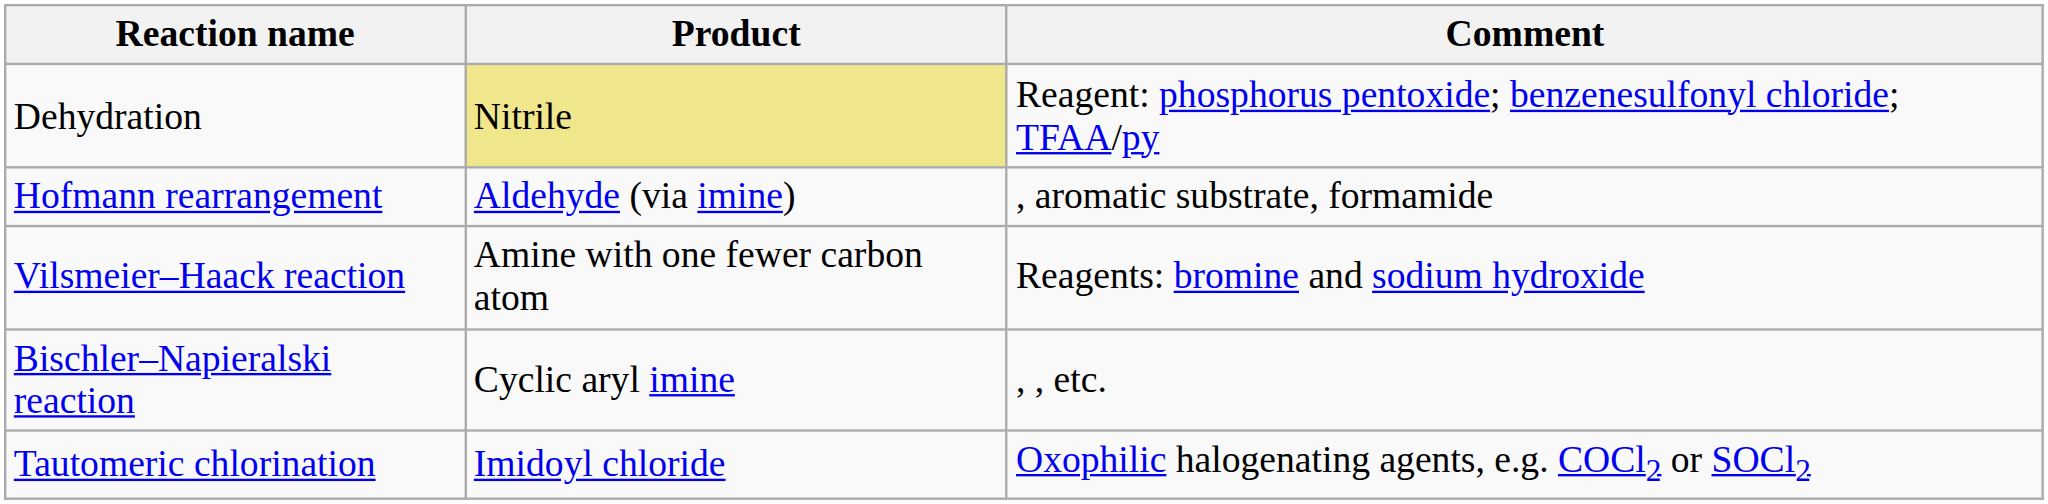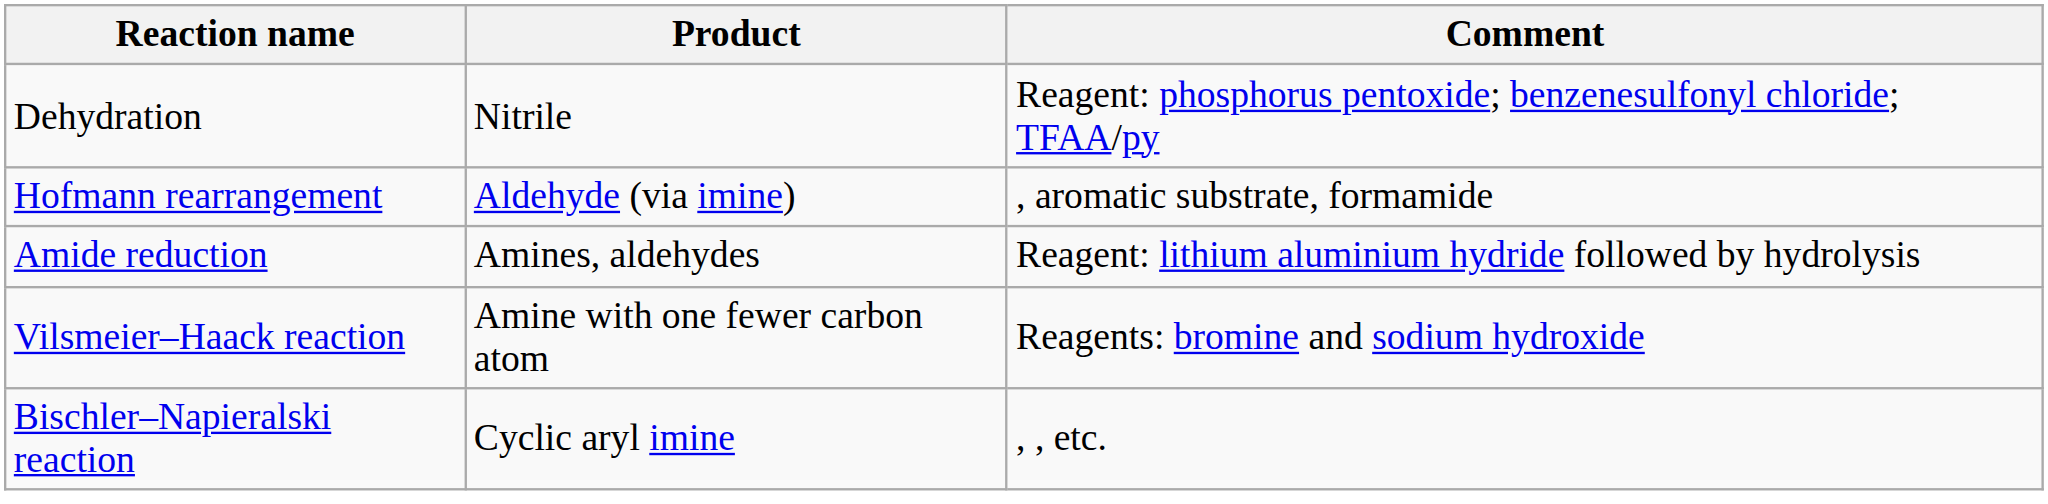(523, 115) khaki background -> (523, 115) no background
+ row: (141, 255)
- row: (195, 464)
